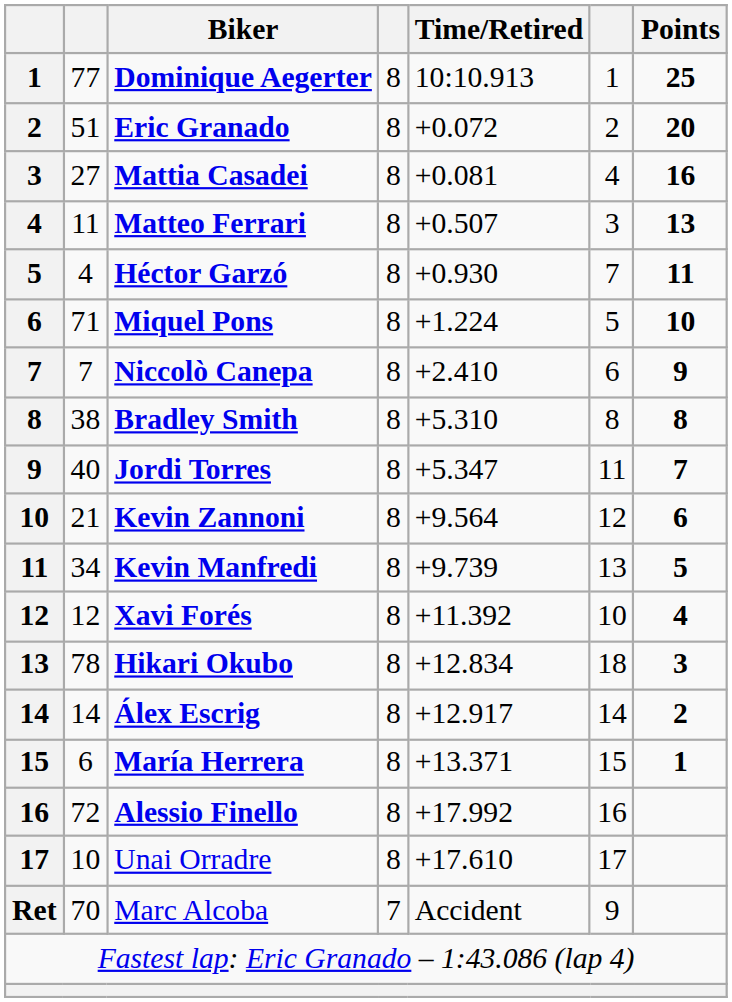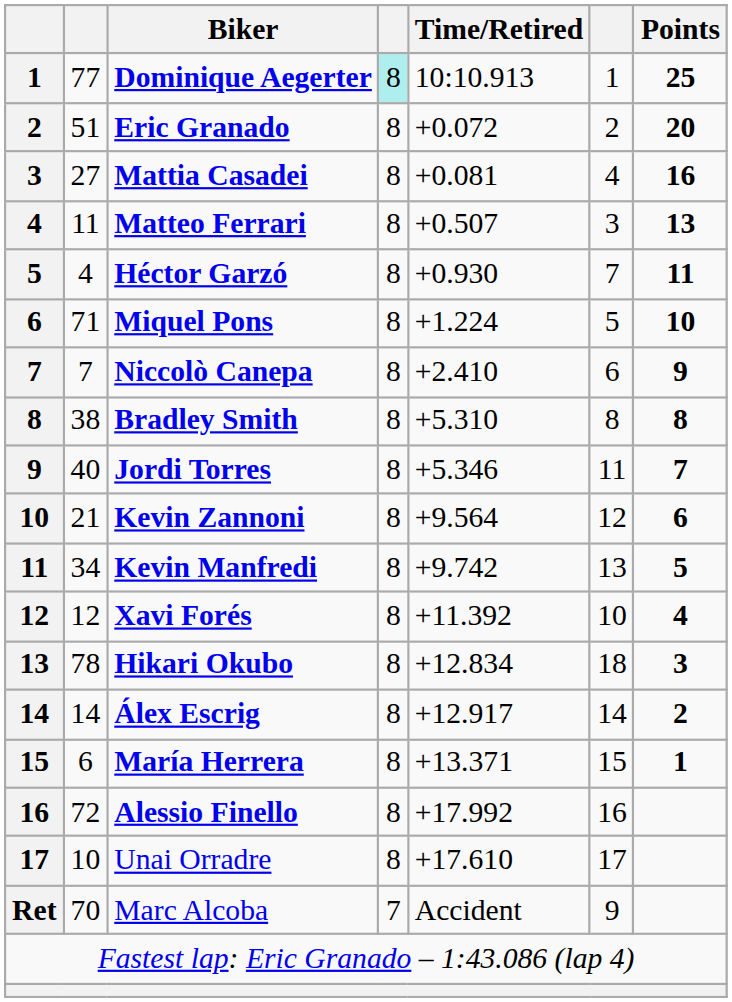(393, 77) no background -> (393, 77) paleturquoise background
(456, 468) +5.347 -> (456, 468) +5.346
(456, 566) +9.739 -> (456, 566) +9.742
